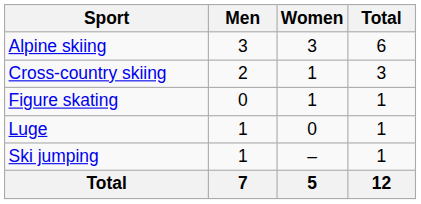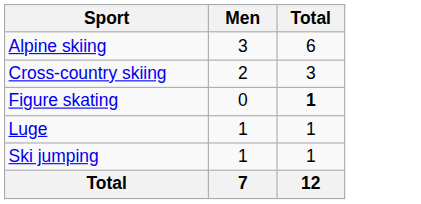- column: (312, 18)
(381, 101) normal -> (311, 101) bold
